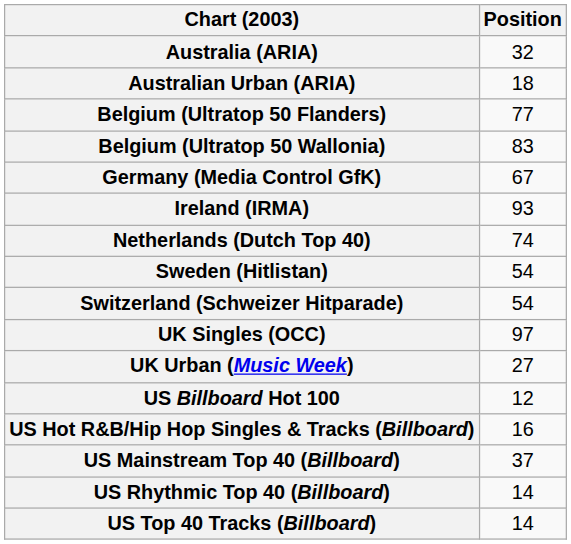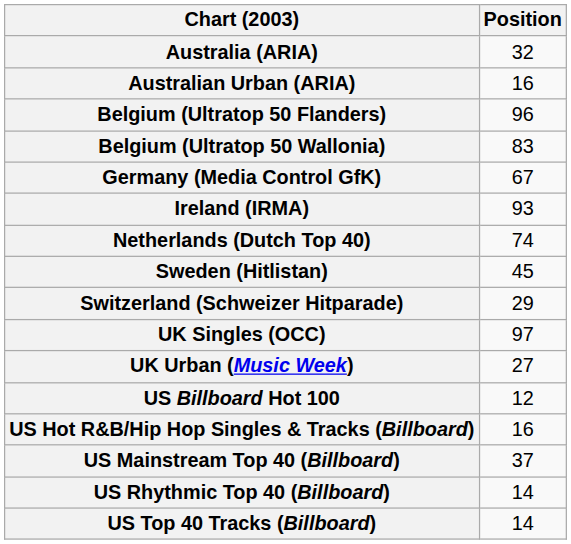(523, 83) 18 -> (523, 83) 16
(523, 114) 77 -> (523, 114) 96
(523, 271) 54 -> (523, 271) 45
(523, 303) 54 -> (523, 303) 29
